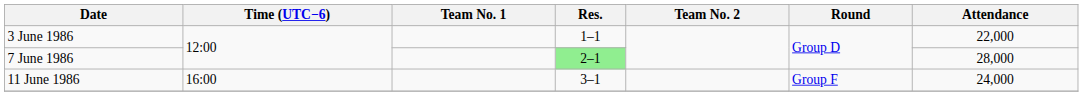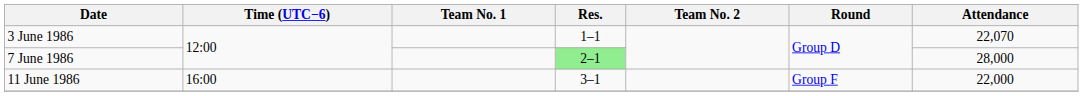(995, 36) 22,000 -> (995, 36) 22,070
(995, 79) 24,000 -> (995, 79) 22,000
